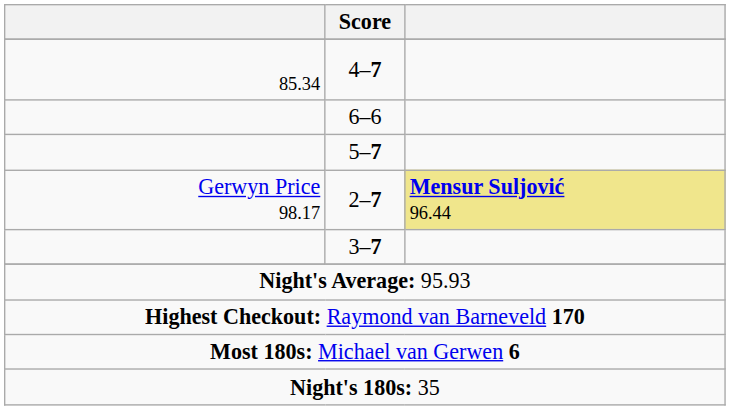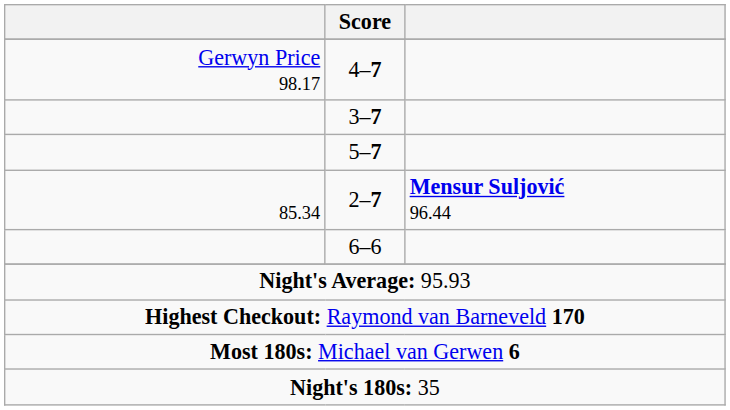(300, 83) 85.34 -> (259, 69) Gerwyn Price 98.17
rows swapped: (365, 116) <-> (365, 246)
(259, 199) Gerwyn Price 98.17 -> (300, 213) 85.34
(487, 199) khaki background -> (487, 199) no background
